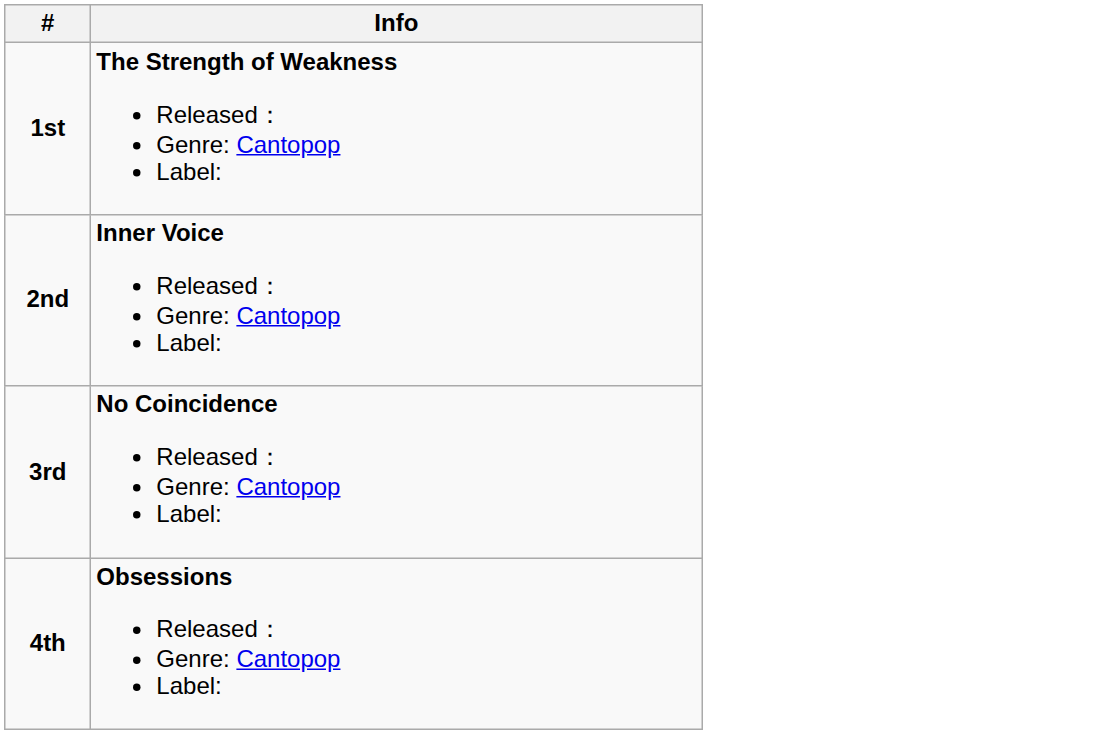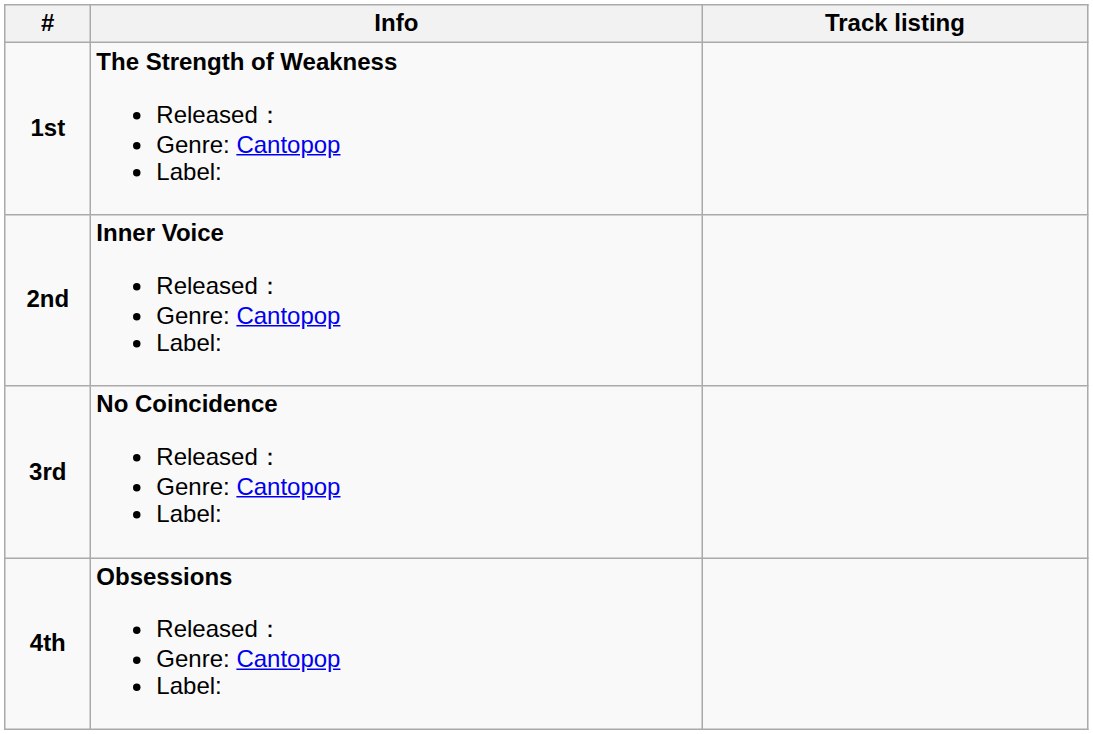+ column: (895, 23)
